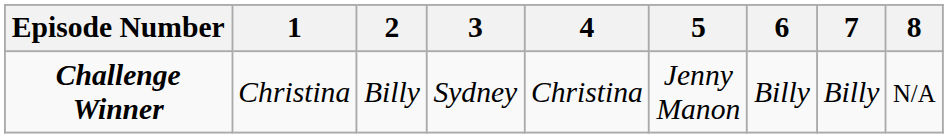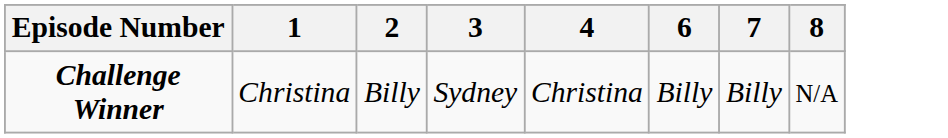- column: (698, 27)
